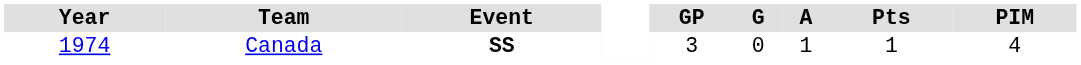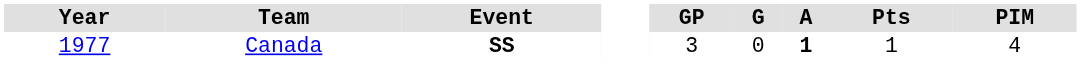(85, 46) 1974 -> (85, 46) 1977
(806, 46) normal -> (806, 46) bold
